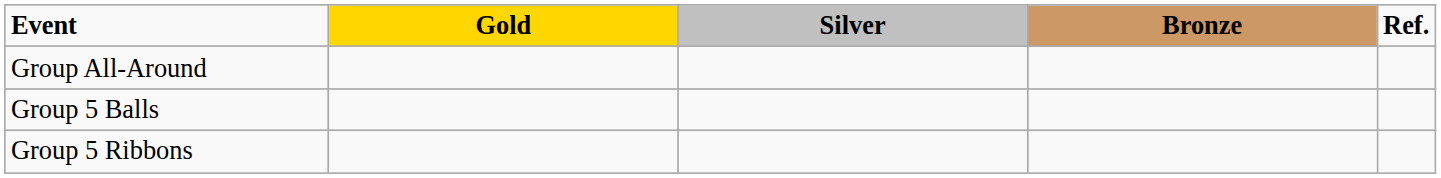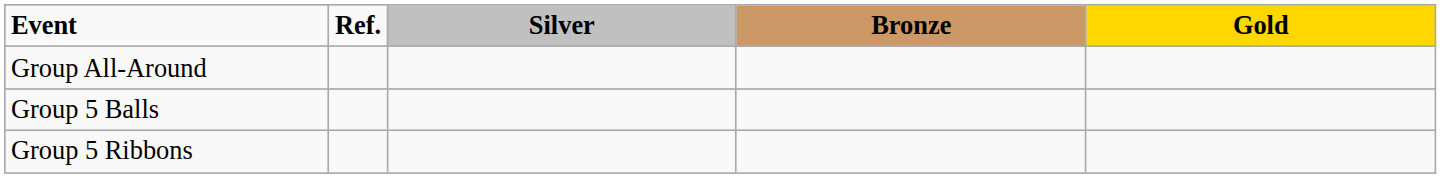columns swapped: (503, 25) <-> (1406, 25)
